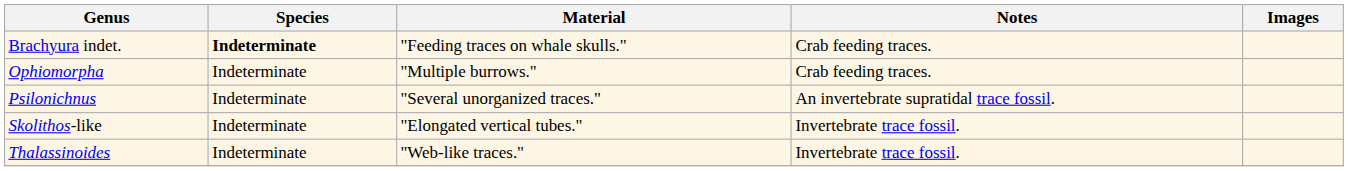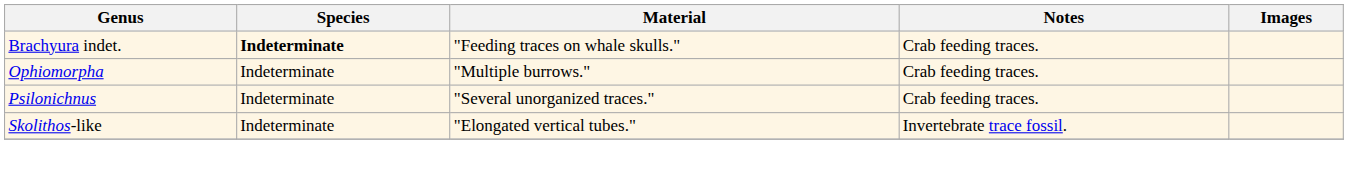(925, 98) An invertebrate supratidal trace fossil. -> (971, 98) Crab feeding traces.
- row: (59, 152)
